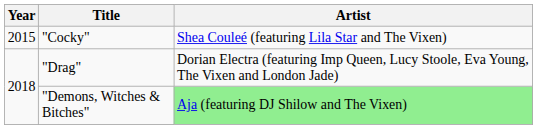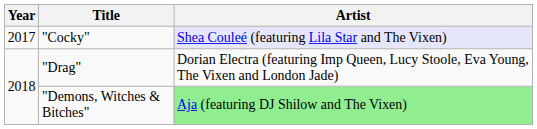(22, 37) 2015 -> (22, 37) 2017
(312, 37) no background -> (312, 37) lavender background
